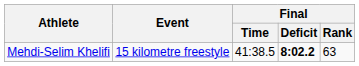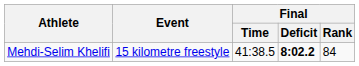(329, 52) 63 -> (329, 52) 84
